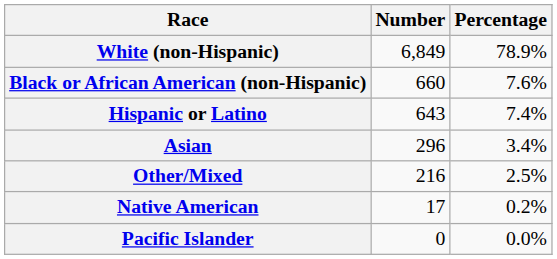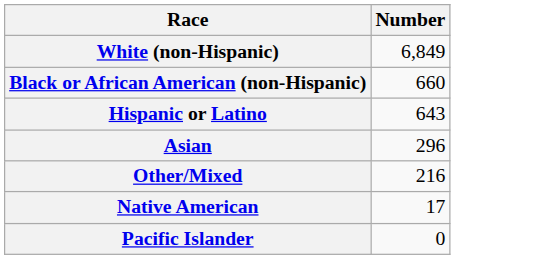- column: (501, 20)
